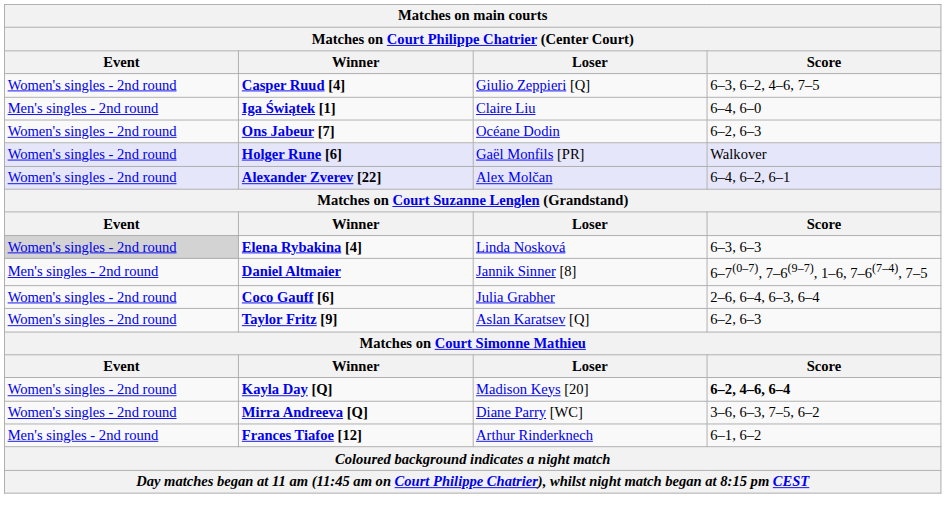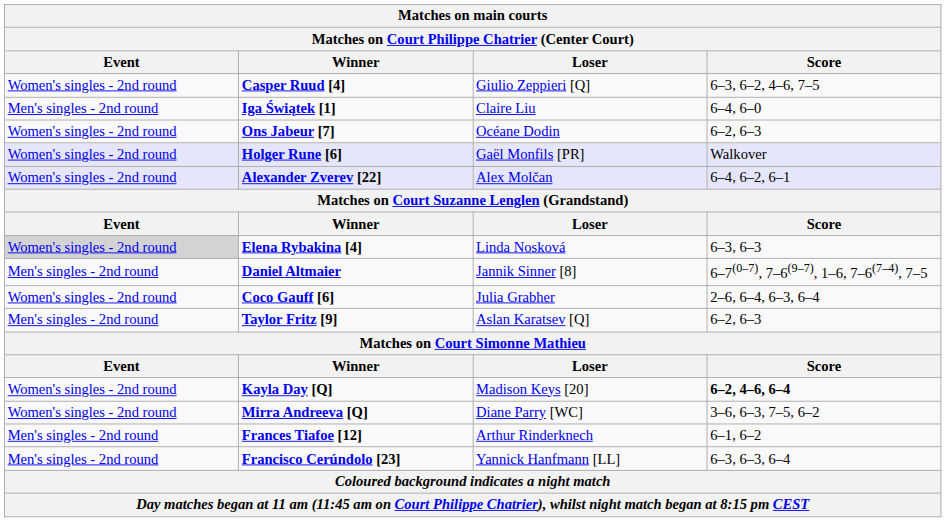(92, 320) Women's singles - 2nd round -> (83, 320) Men's singles - 2nd round
+ row: (321, 458)
